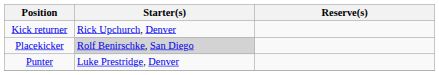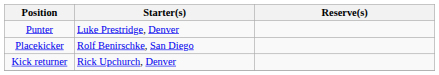rows swapped: (39, 62) <-> (39, 29)
(135, 45) lightgrey background -> (135, 45) no background
